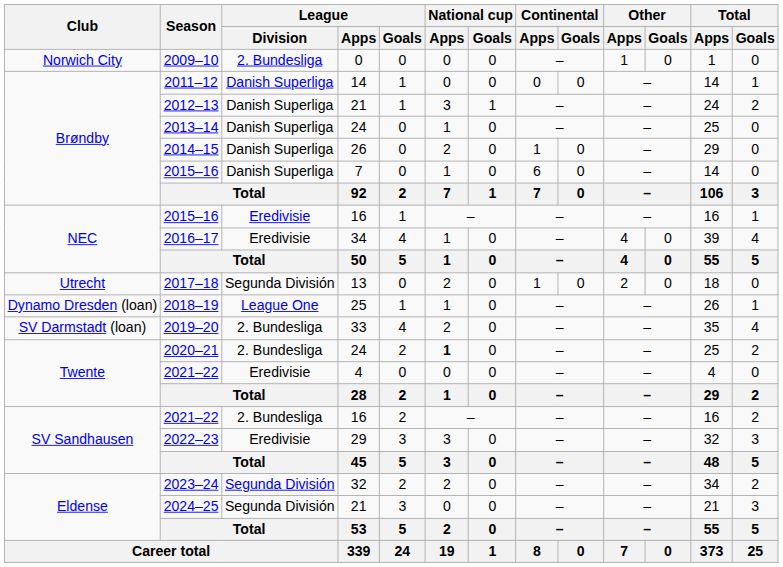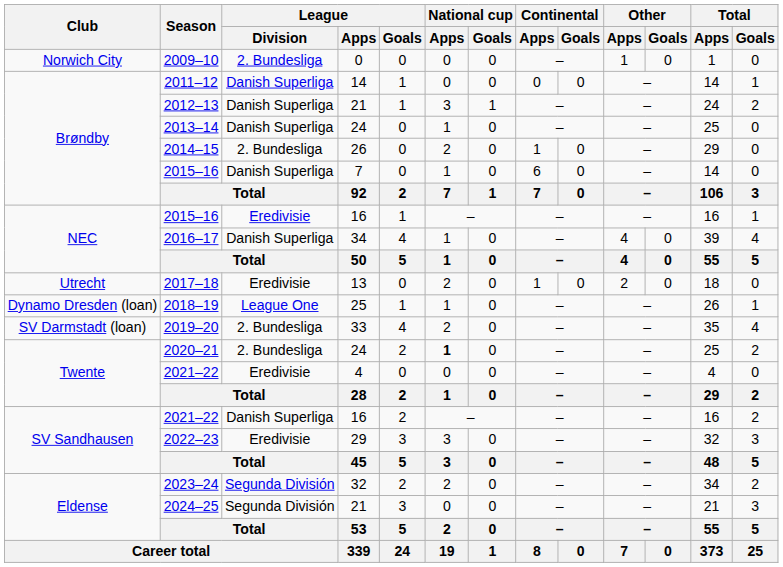(280, 149) Danish Superliga -> (280, 149) 2. Bundesliga
(280, 238) Eredivisie -> (280, 238) Danish Superliga
(280, 283) Segunda División -> (280, 283) Eredivisie
(280, 417) 2. Bundesliga -> (280, 417) Danish Superliga
